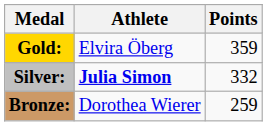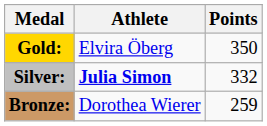(244, 47) 359 -> (244, 47) 350
